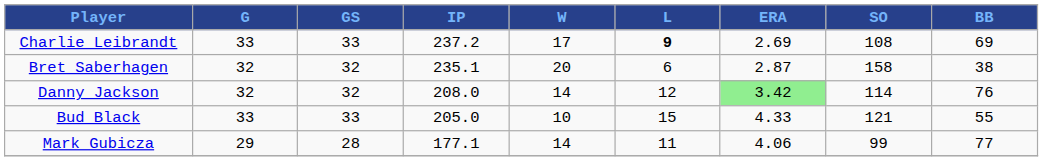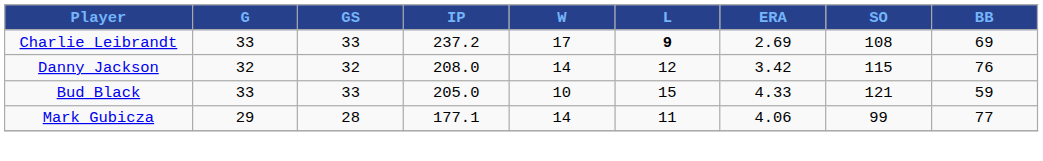- row: (98, 68)
(773, 93) lightgreen background -> (773, 68) no background
(879, 93) 114 -> (879, 68) 115
(984, 118) 55 -> (984, 93) 59
